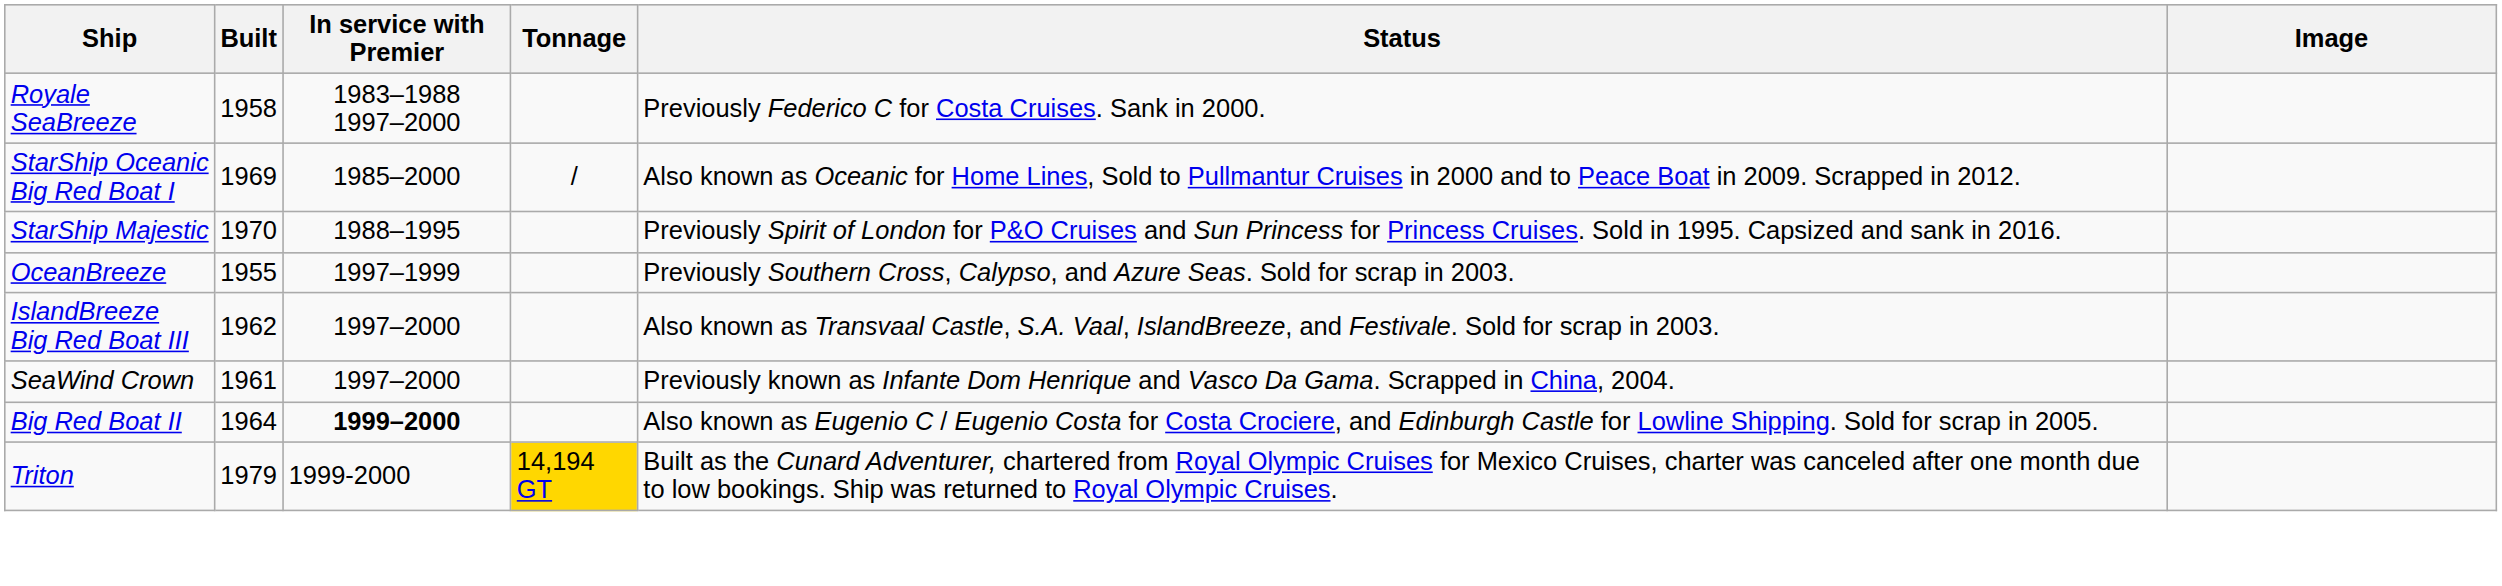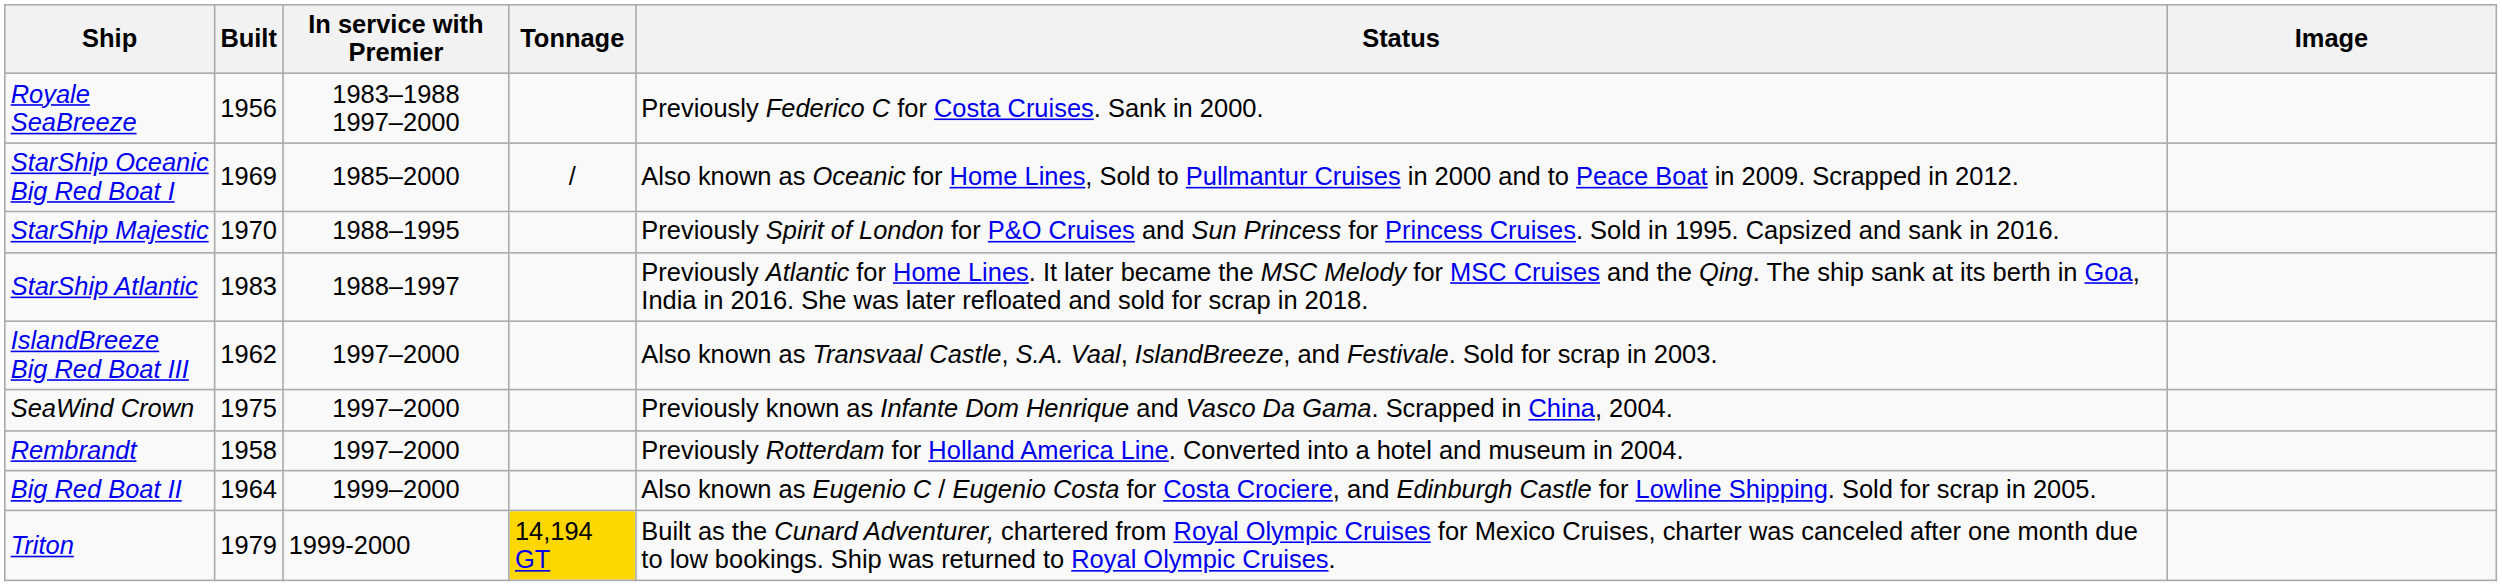(249, 107) 1958 -> (249, 107) 1956
+ row: (104, 286)
- row: (88, 271)
(249, 381) 1961 -> (249, 409) 1975
+ row: (74, 450)
(397, 421) bold -> (396, 490) normal
